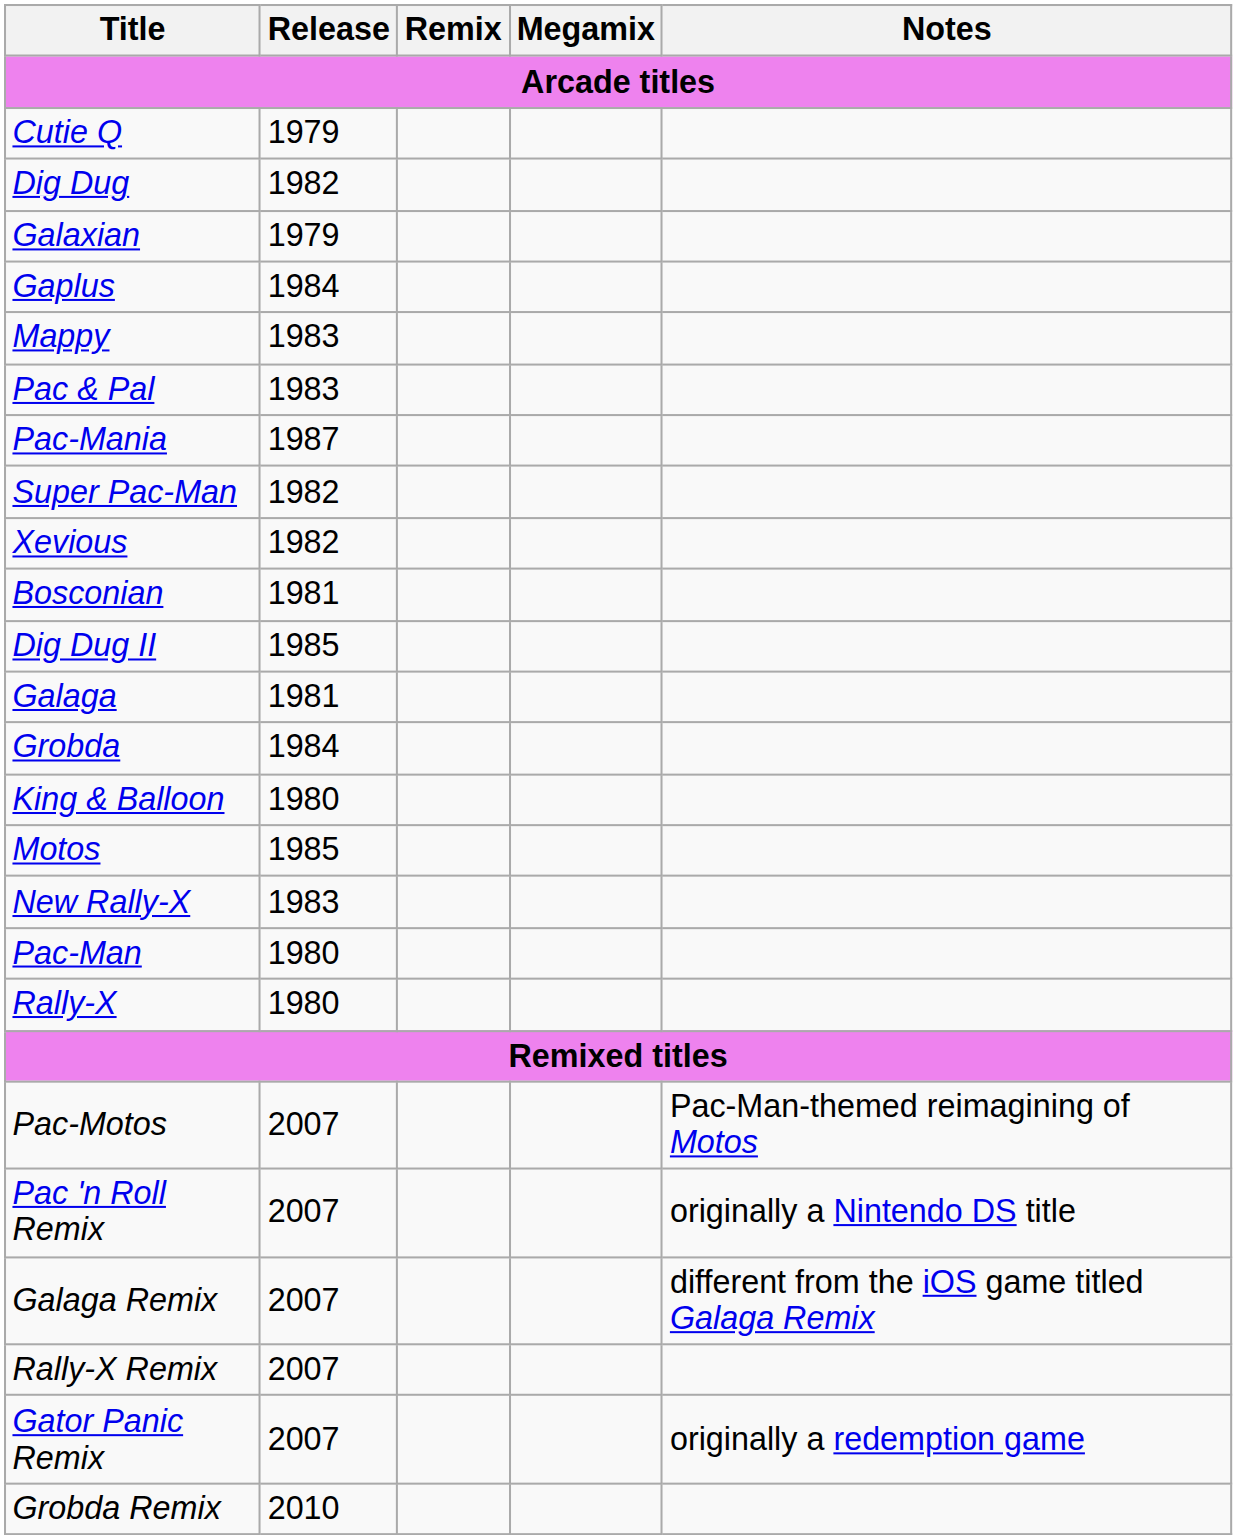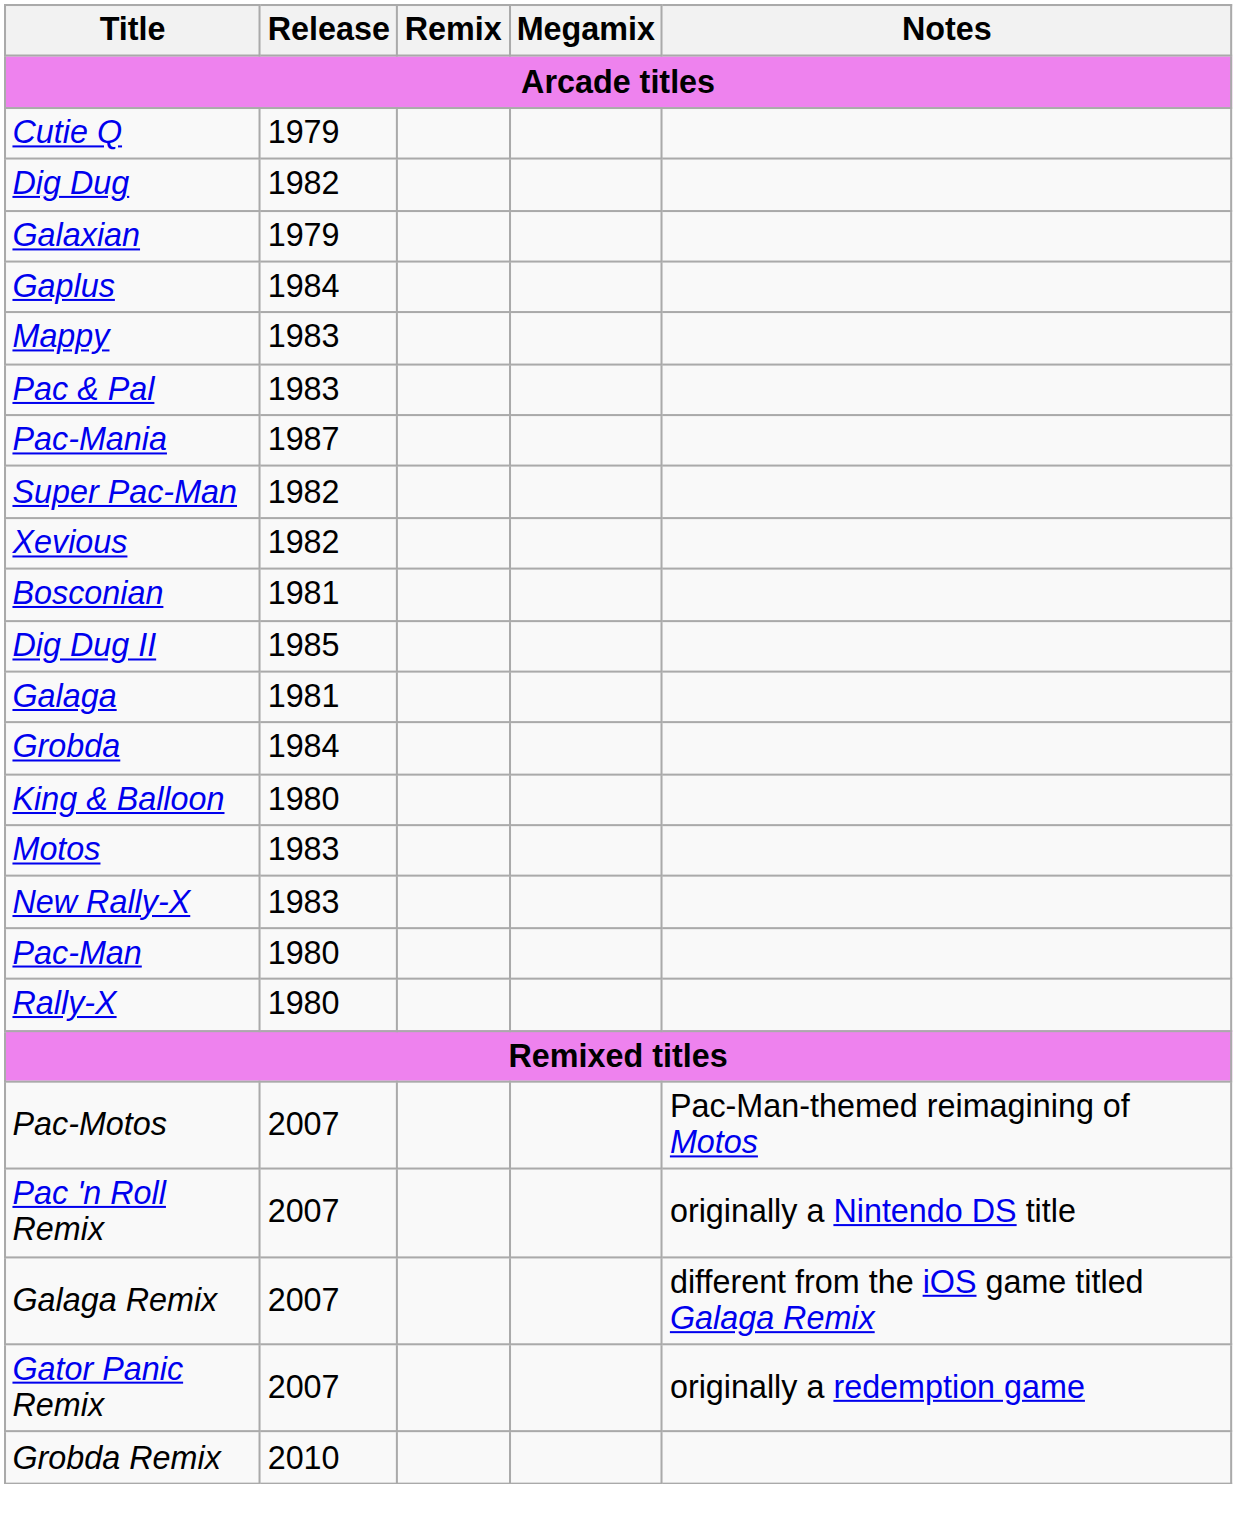(304, 850) 1985 -> (304, 850) 1983
- row: (115, 1369)
